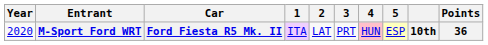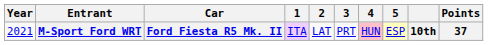(20, 31) 2020 -> (20, 31) 2021
(461, 31) 36 -> (461, 31) 37
